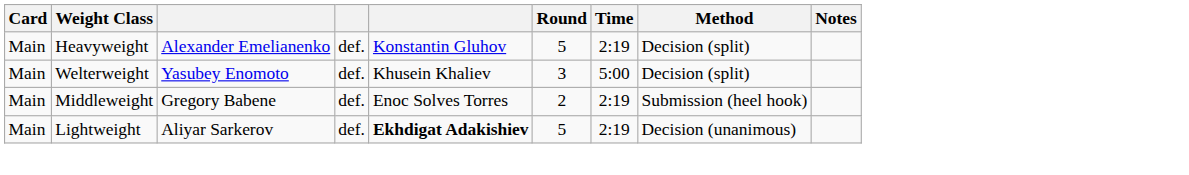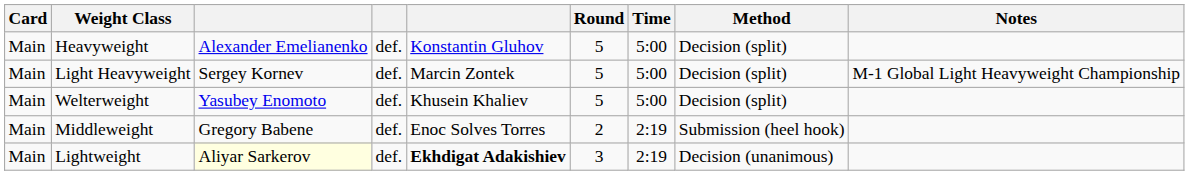(614, 45) 2:19 -> (652, 45) 5:00
+ row: (123, 73)
(562, 73) 3 -> (599, 101) 5
(217, 128) no background -> (254, 156) lightyellow background
(562, 128) 5 -> (599, 156) 3
